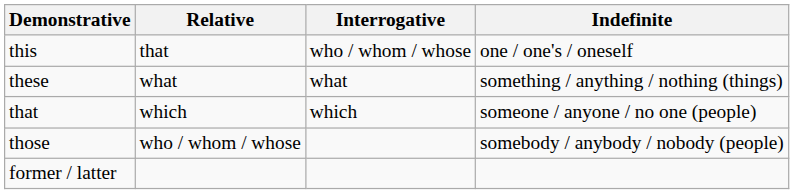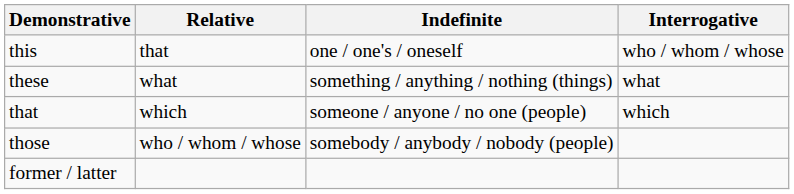columns swapped: (632, 19) <-> (390, 19)
